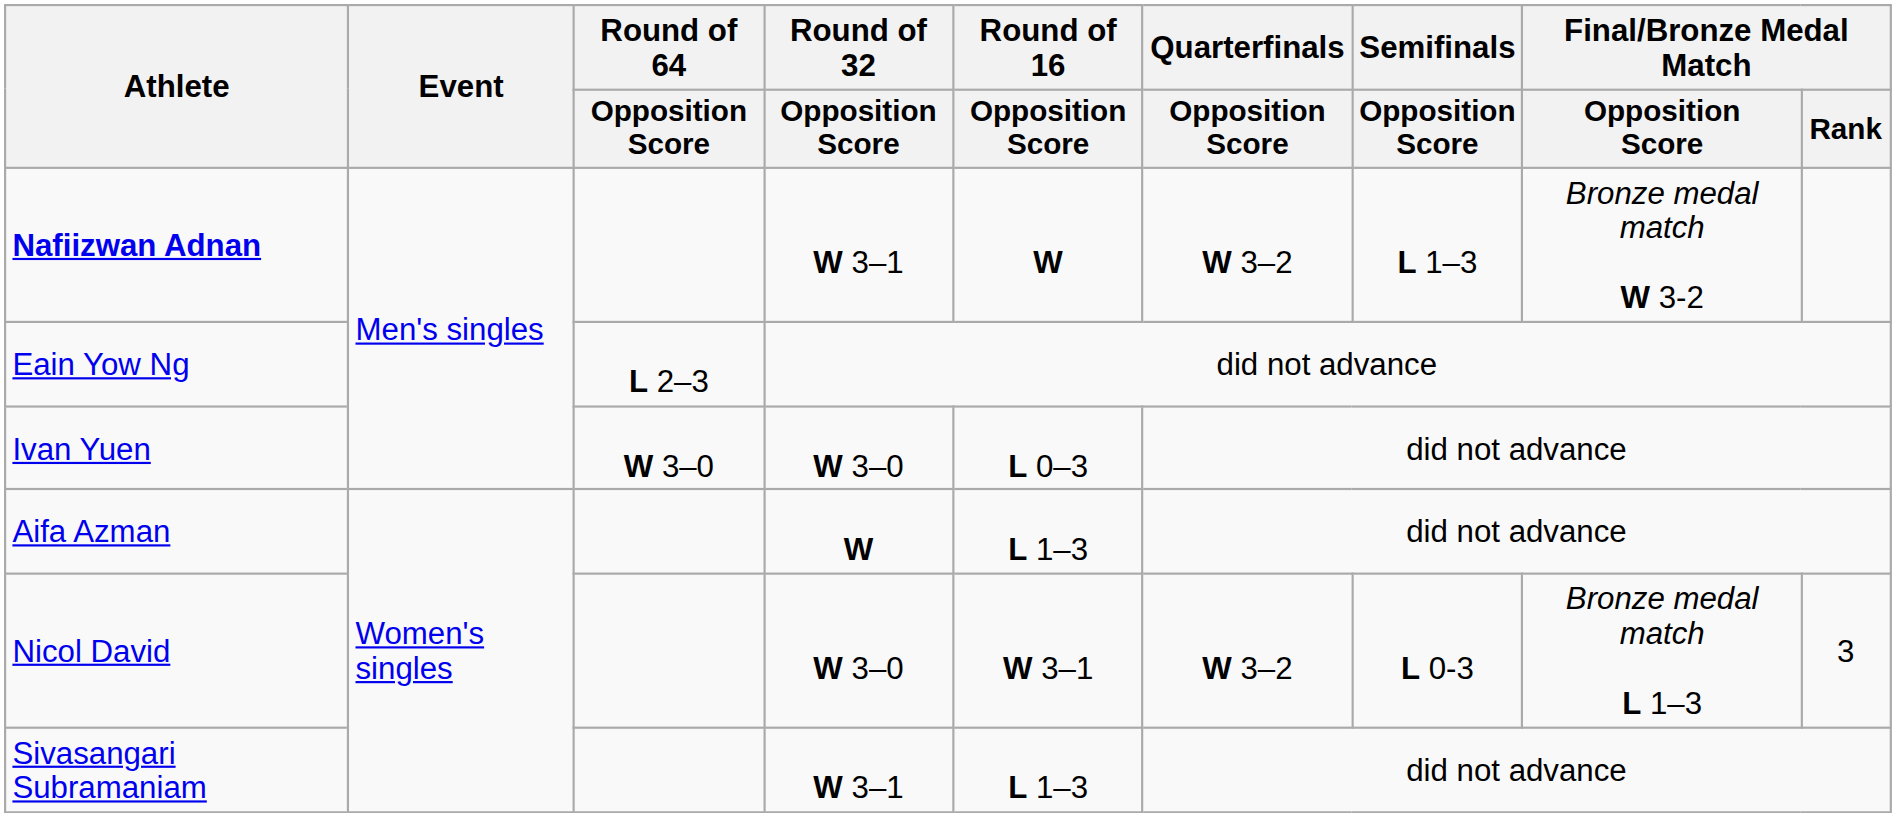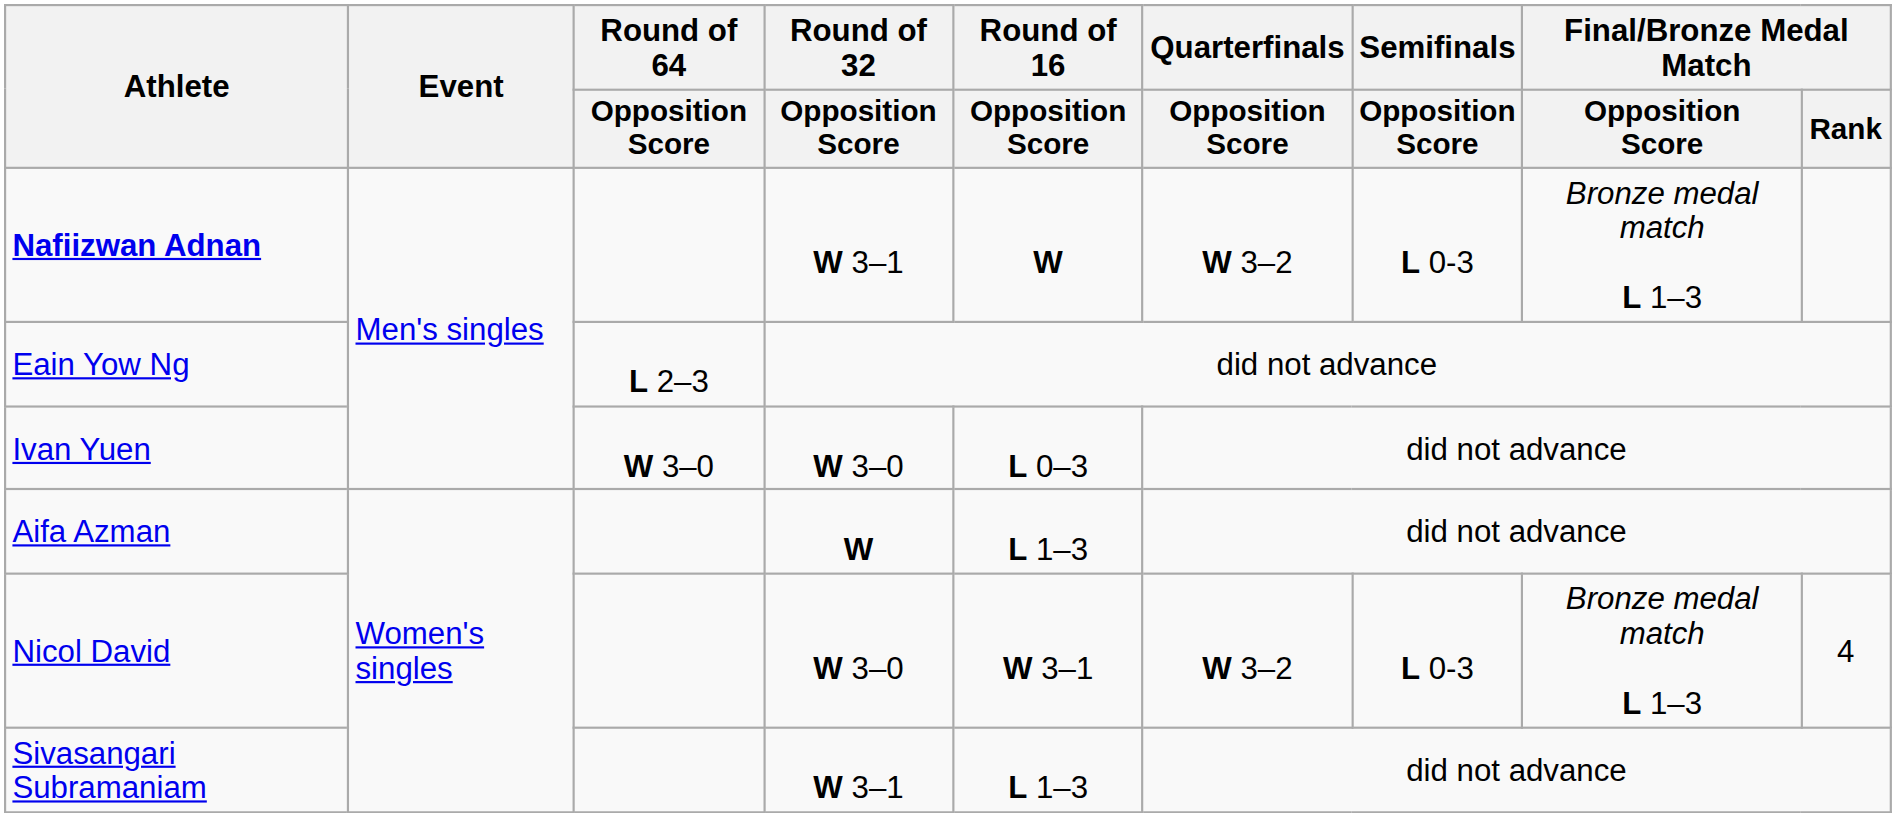(1437, 263) L 1–3 -> (1437, 263) L 0-3
(1662, 245) Bronze medal match W 3-2 -> (1662, 245) Bronze medal match L 1–3
(1846, 651) 3 -> (1846, 651) 4
